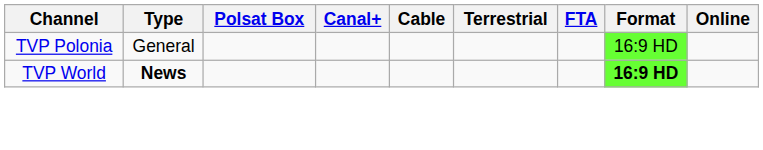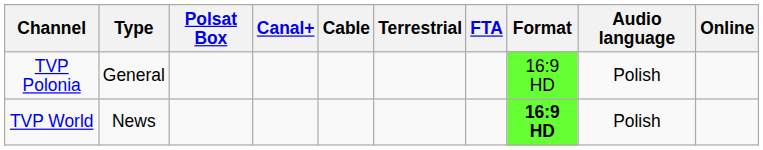+ column: (637, 28)
(164, 74) bold -> (134, 122) normal
